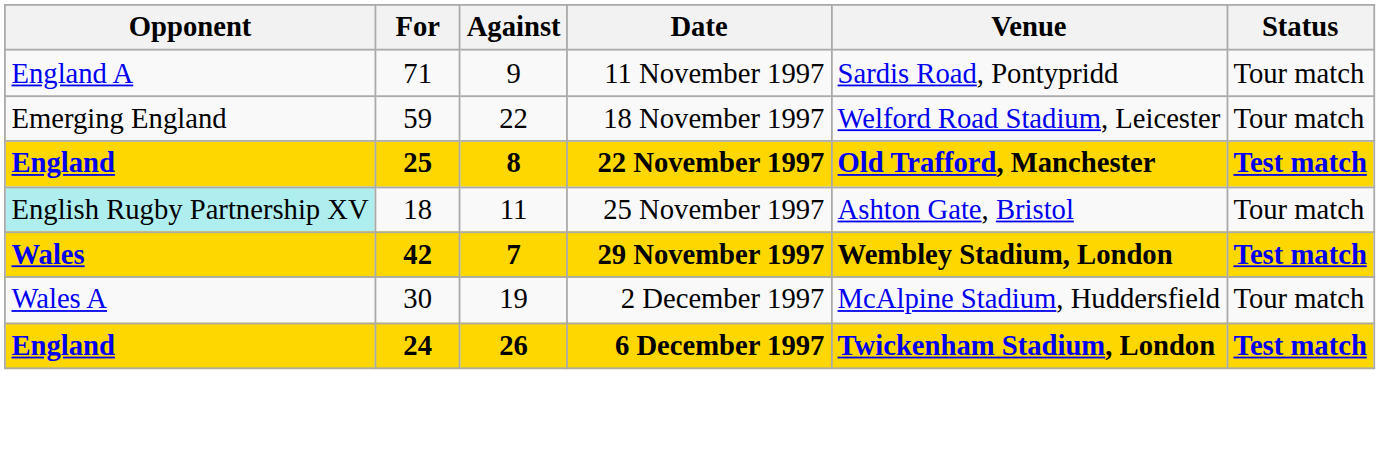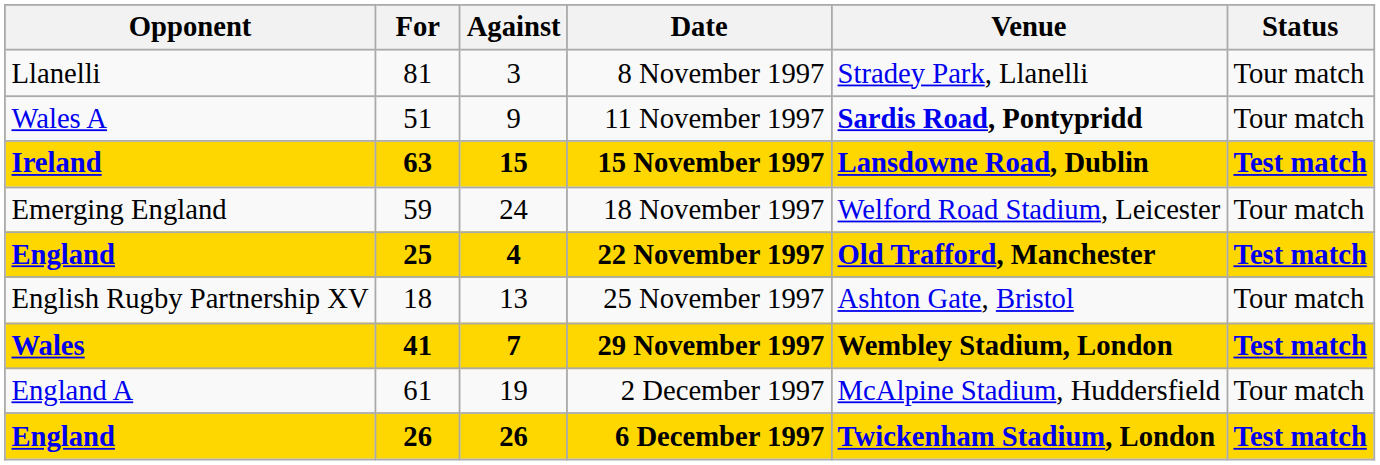+ row: (721, 72)
(72, 72) England A -> (59, 118) Wales A
(418, 72) 71 -> (418, 118) 51
(978, 72) normal -> (990, 118) bold
+ row: (711, 163)
(514, 118) 22 -> (514, 208) 24
(514, 163) 8 -> (514, 254) 4
(190, 208) paleturquoise background -> (190, 299) no background
(514, 208) 11 -> (514, 299) 13
(418, 254) 42 -> (418, 345) 41
(59, 299) Wales A -> (72, 390) England A
(418, 299) 30 -> (418, 390) 61
(418, 345) 24 -> (418, 436) 26
